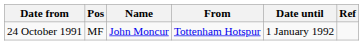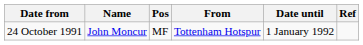columns swapped: (96, 13) <-> (139, 13)
